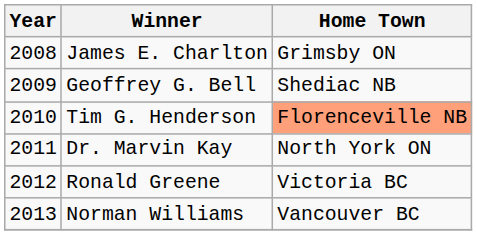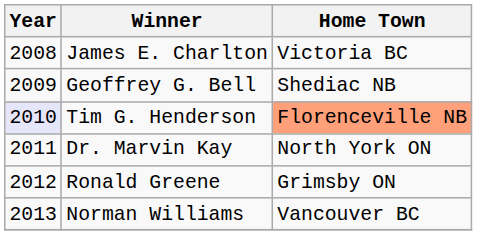(337, 53) Grimsby ON -> (343, 53) Victoria BC
(33, 117) no background -> (33, 117) lavender background
(343, 182) Victoria BC -> (337, 182) Grimsby ON
